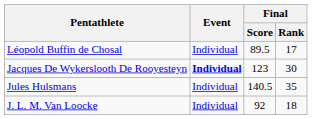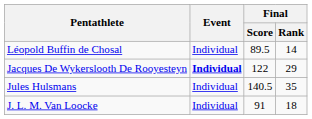(291, 50) 17 -> (291, 50) 14
(260, 68) 123 -> (260, 68) 122
(291, 68) 30 -> (291, 68) 29
(260, 105) 92 -> (260, 105) 91
